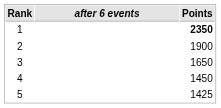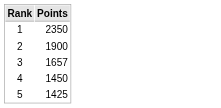- column: (107, 13)
(202, 30) bold -> (57, 30) normal
(202, 62) 1650 -> (57, 62) 1657
